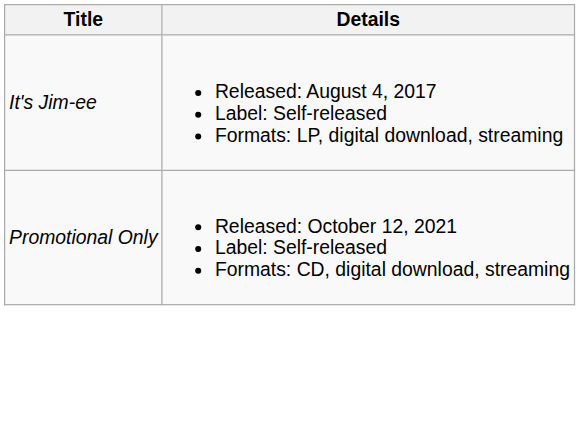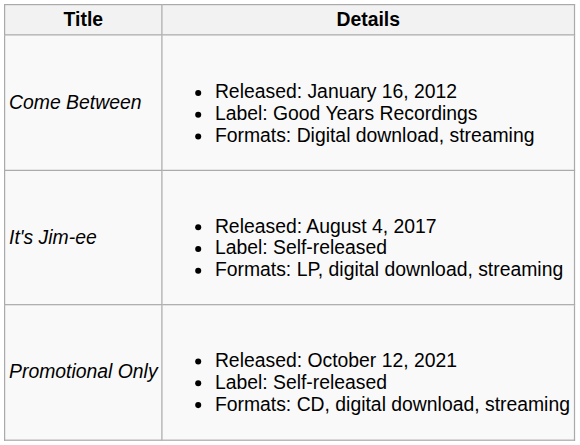+ row: (75, 102)
